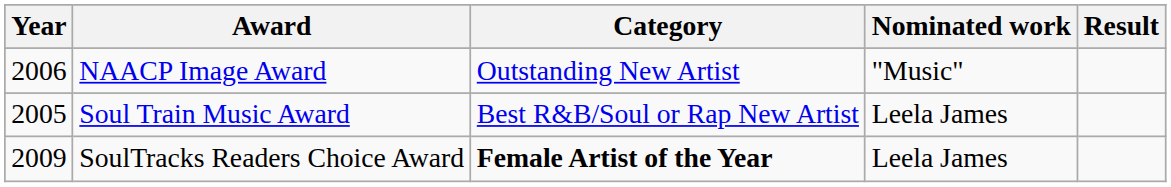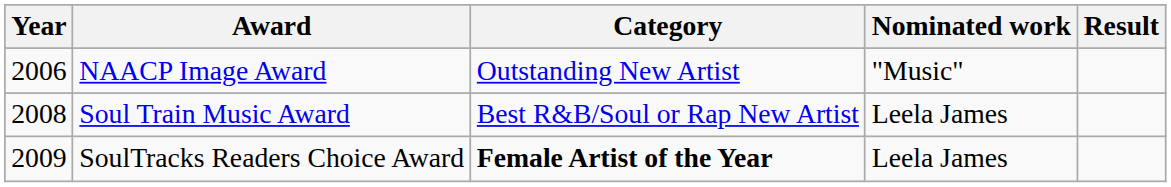(39, 114) 2005 -> (39, 114) 2008
